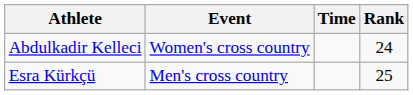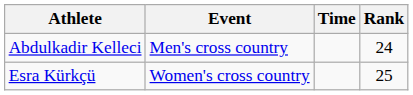(230, 47) Women's cross country -> (219, 47) Men's cross country
(219, 76) Men's cross country -> (230, 76) Women's cross country
